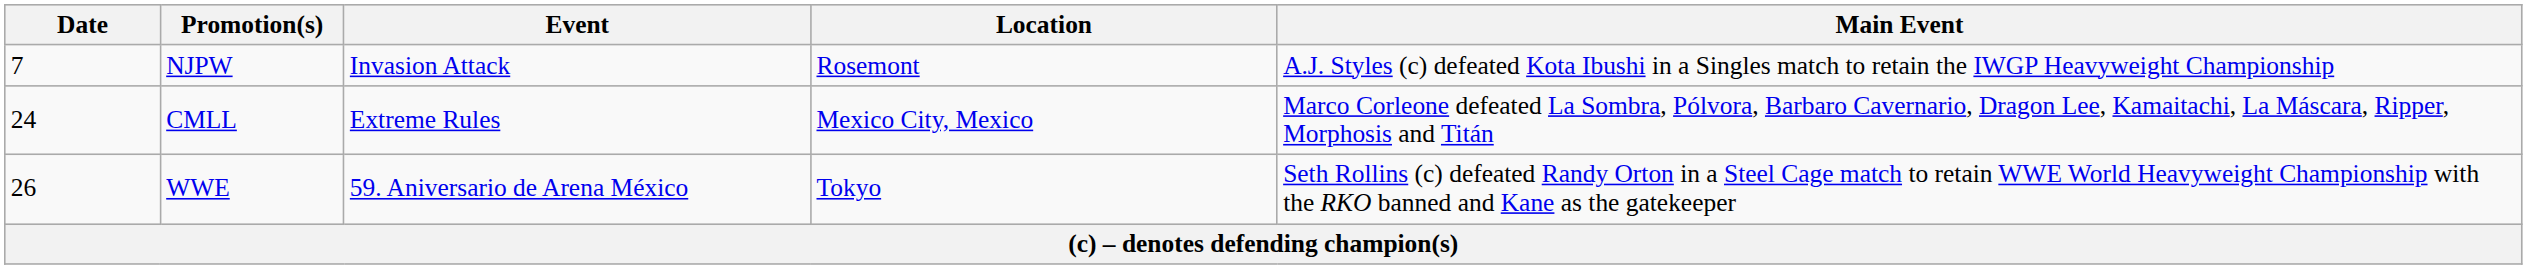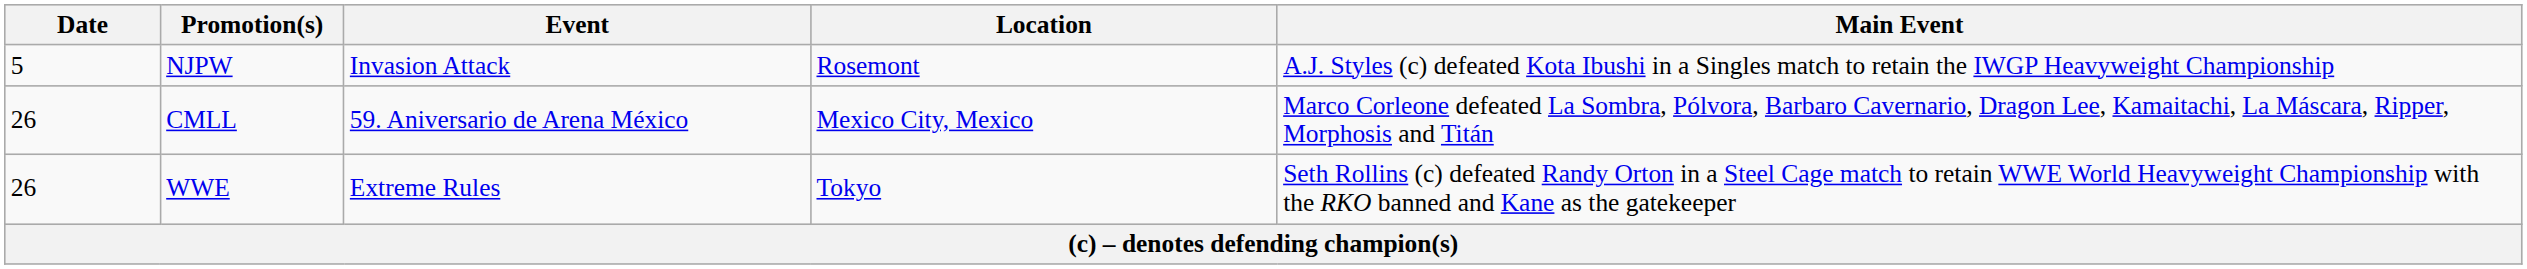(17, 65) 7 -> (17, 65) 5
(23, 119) 24 -> (23, 119) 26
(425, 119) Extreme Rules -> (519, 119) 59. Aniversario de Arena México
(519, 188) 59. Aniversario de Arena México -> (425, 188) Extreme Rules
